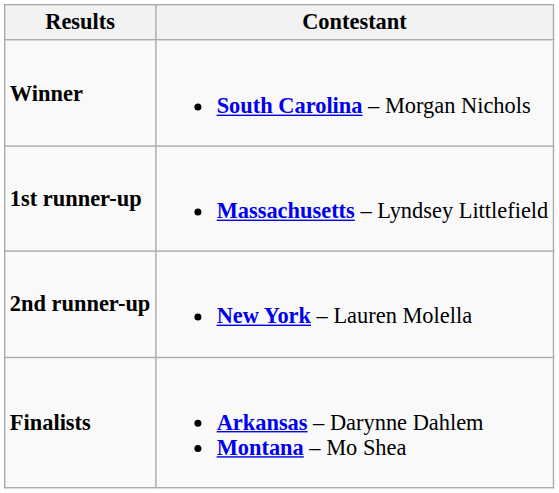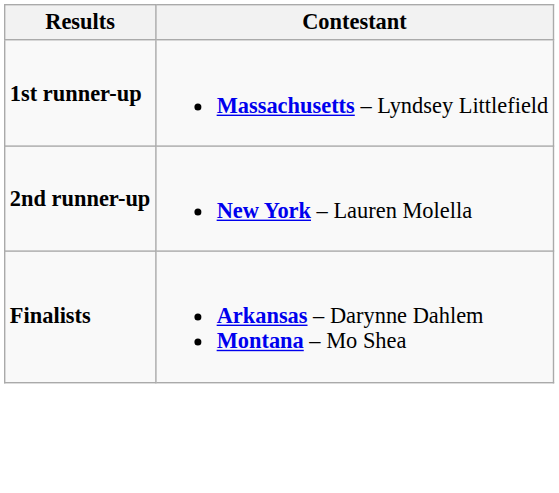- row: (46, 92)
